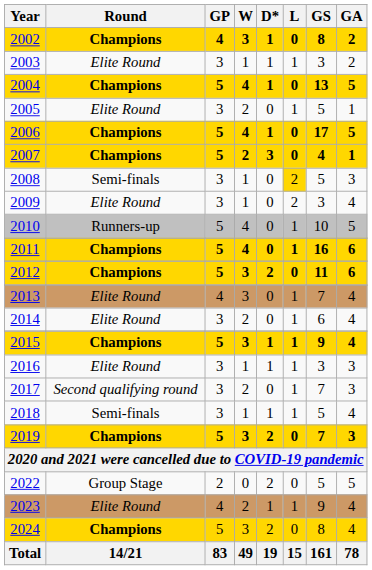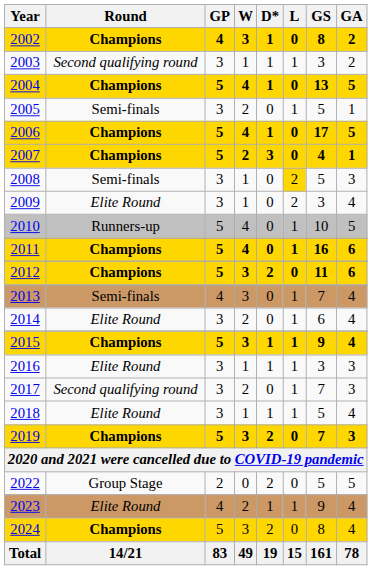(126, 62) Elite Round -> (126, 62) Second qualifying round
(126, 109) Elite Round -> (126, 109) Semi-finals
(126, 296) Elite Round -> (126, 296) Semi-finals
(126, 413) Semi-finals -> (126, 413) Elite Round
